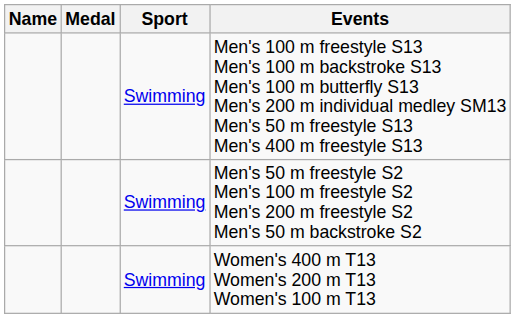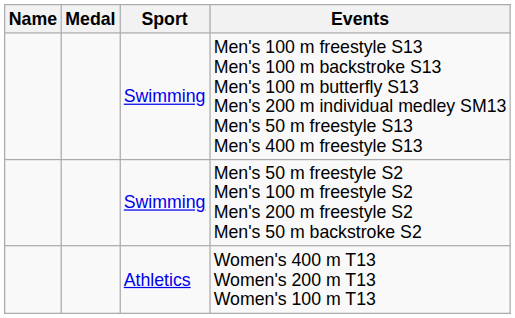(165, 280) Swimming -> (157, 280) Athletics
